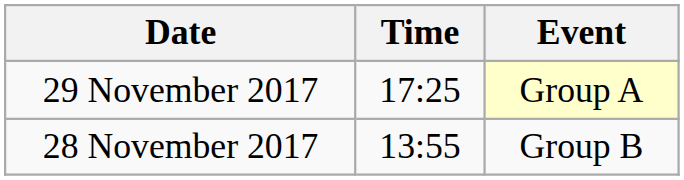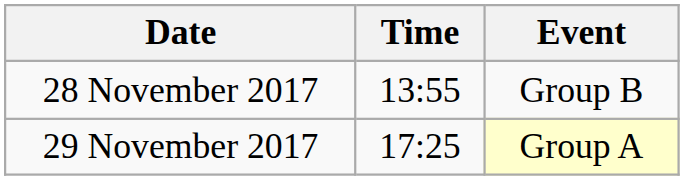rows swapped: (181, 145) <-> (181, 89)
